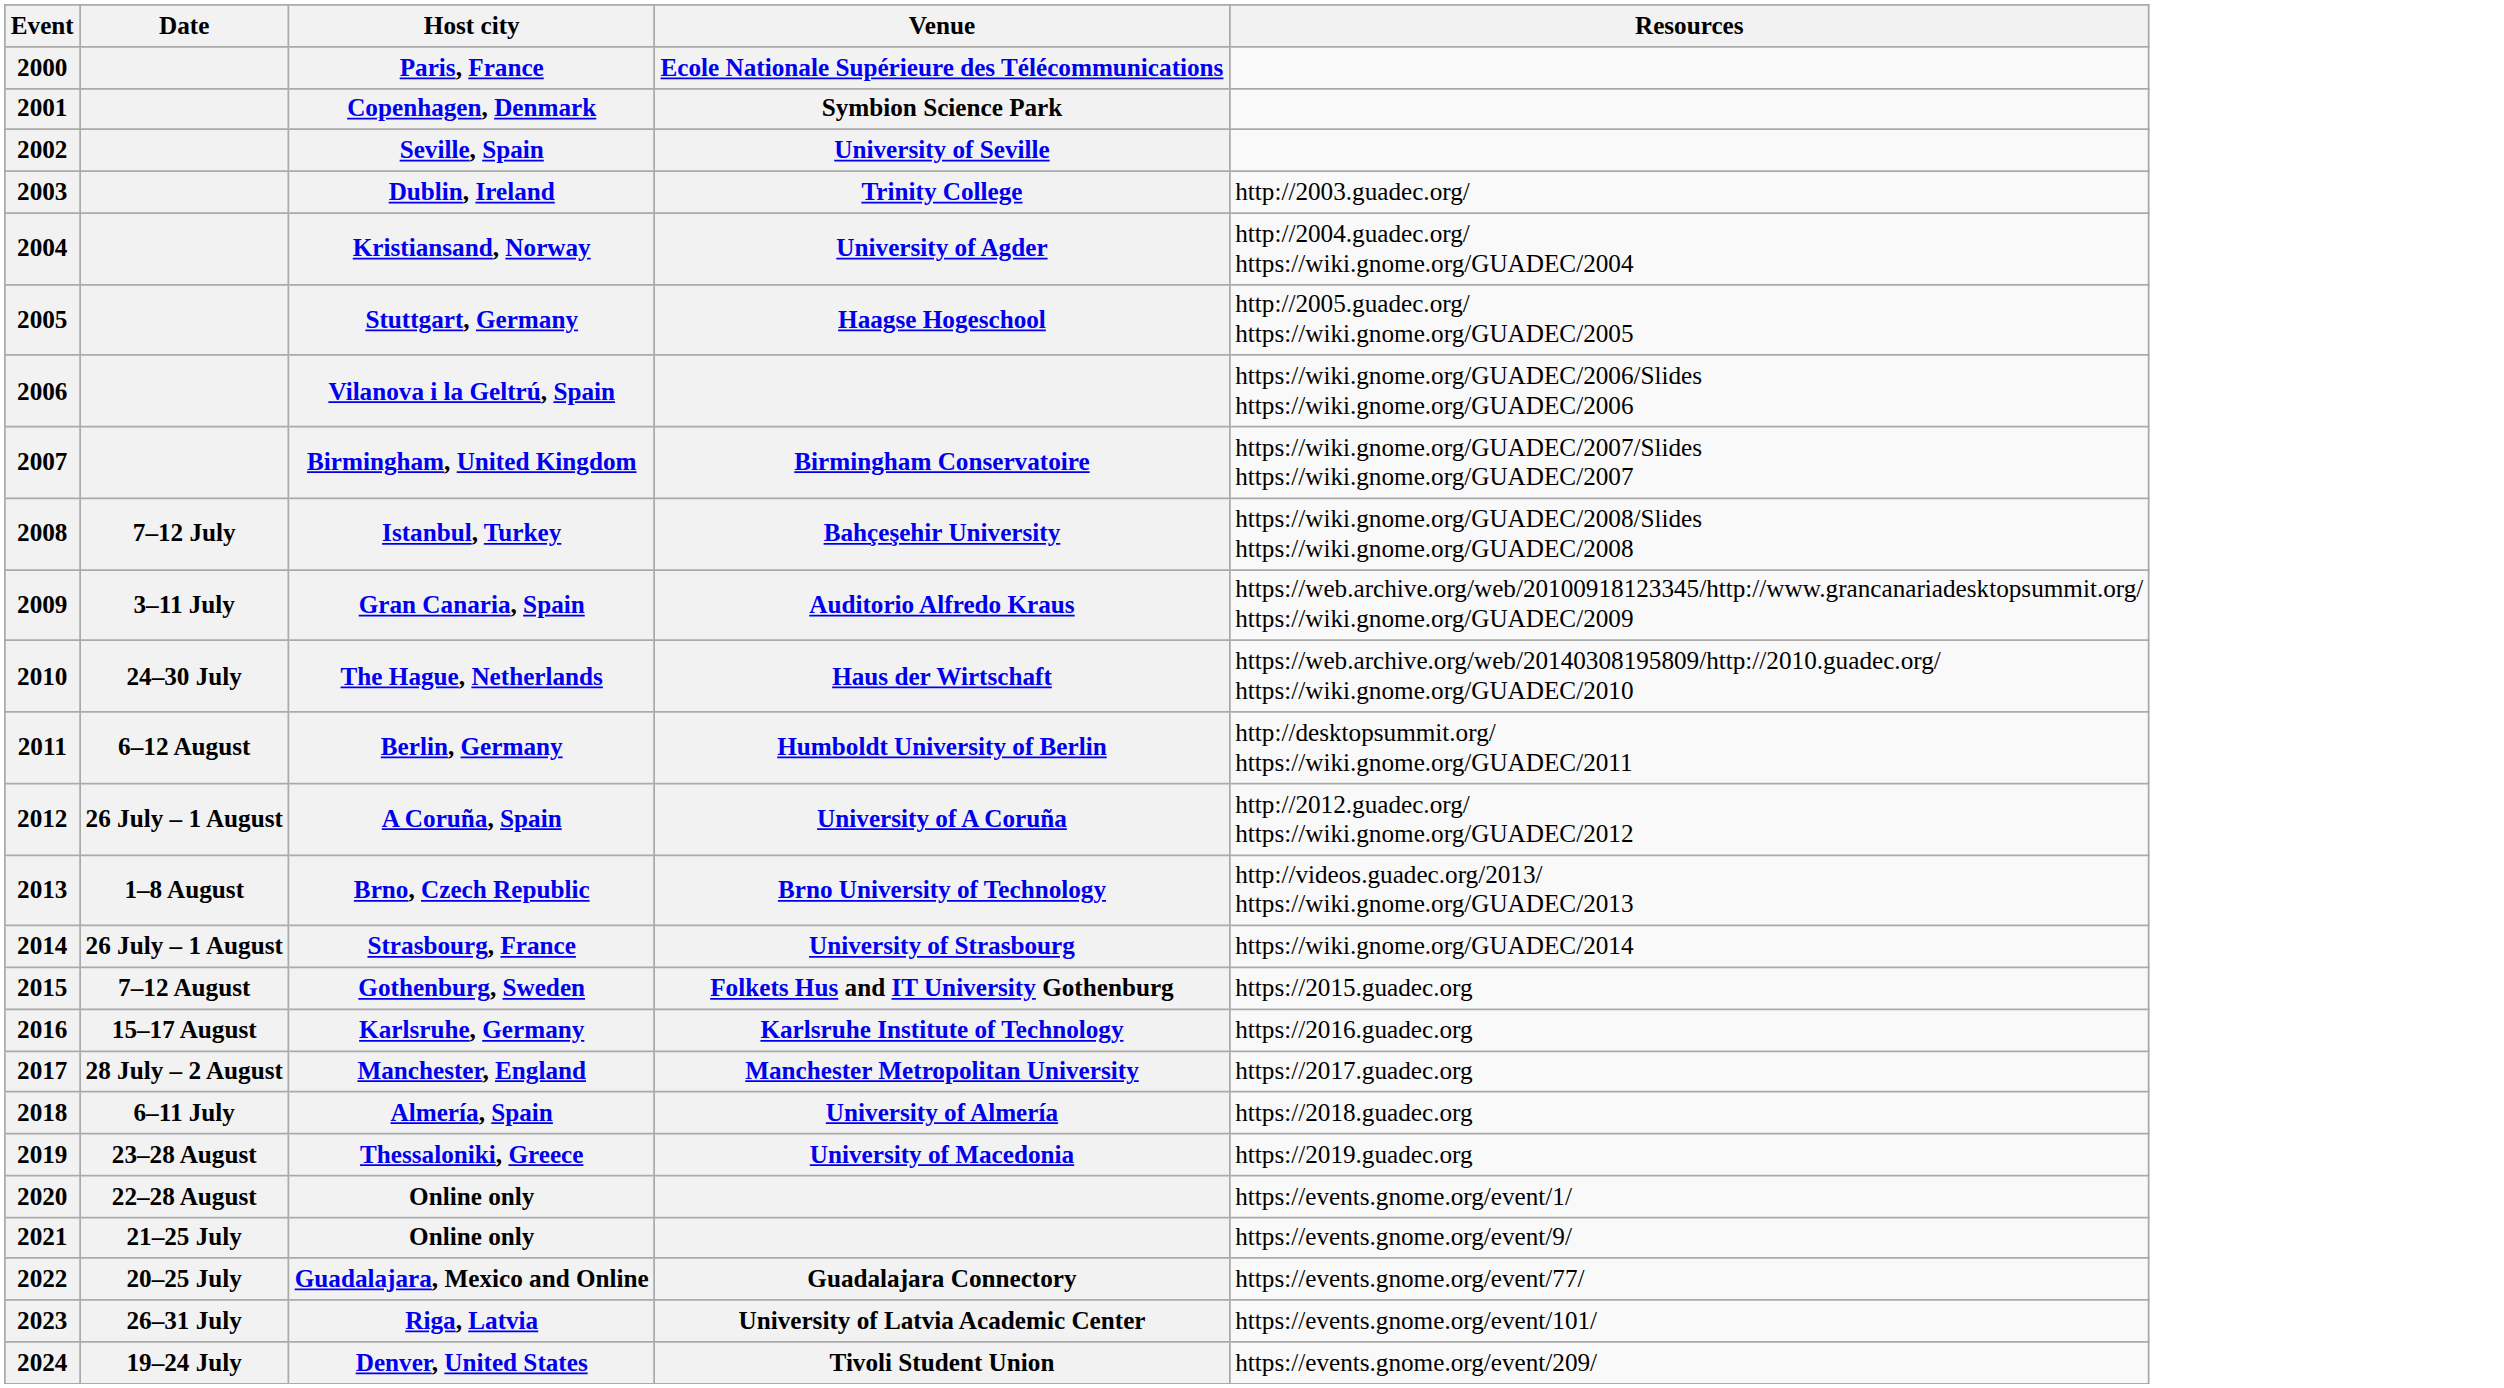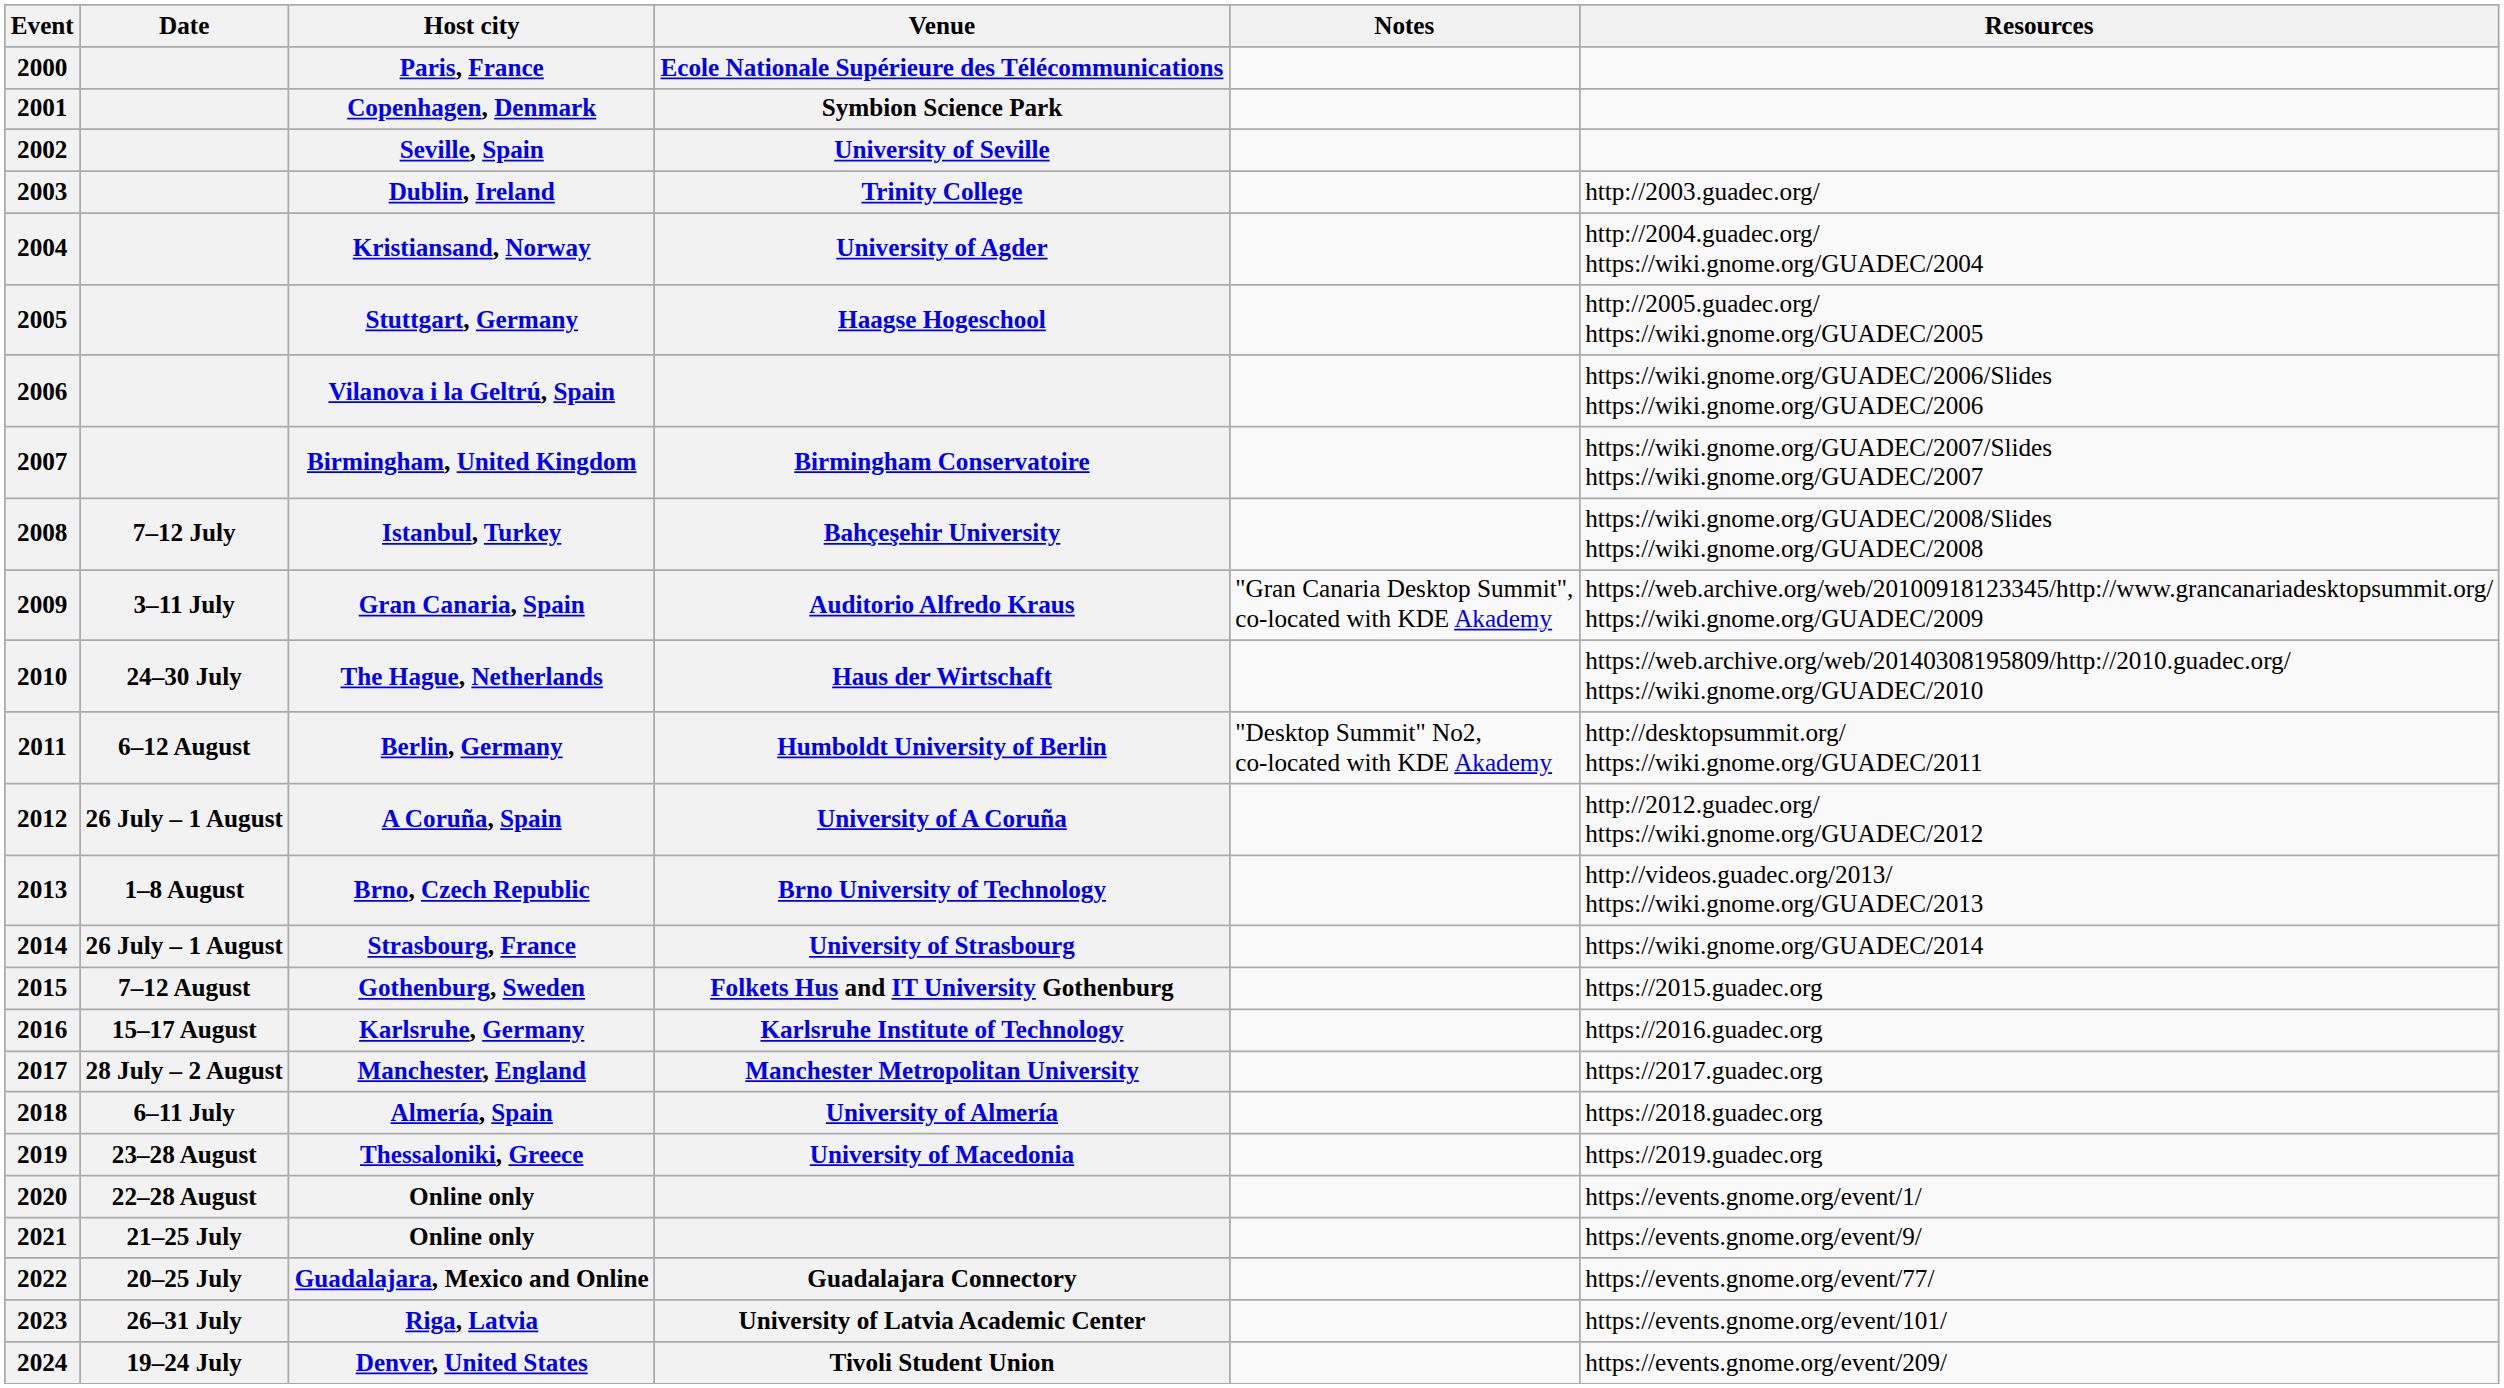+ column: (1404, 25)
